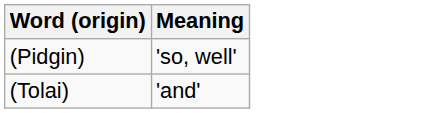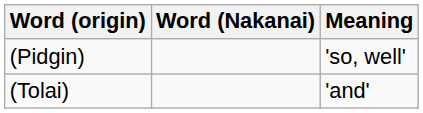+ column: (235, 21)
